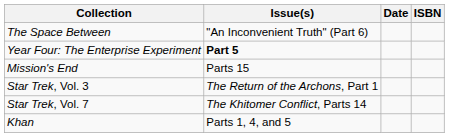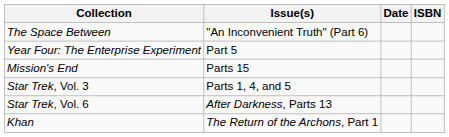(222, 50) bold -> (222, 50) normal
(292, 86) The Return of the Archons, Part 1 -> (249, 86) Parts 1, 4, and 5
+ row: (48, 104)
- row: (48, 104)
(249, 123) Parts 1, 4, and 5 -> (292, 123) The Return of the Archons, Part 1
